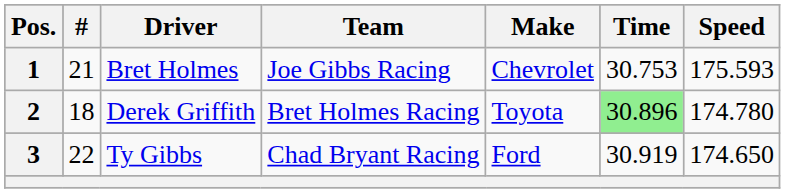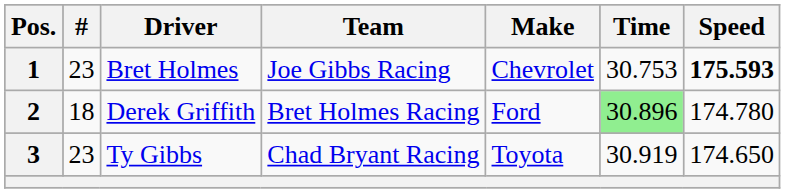(81, 68) 21 -> (81, 68) 23
(732, 68) normal -> (732, 68) bold
(527, 111) Toyota -> (516, 111) Ford
(81, 154) 22 -> (81, 154) 23
(516, 154) Ford -> (527, 154) Toyota
